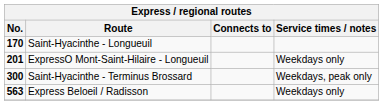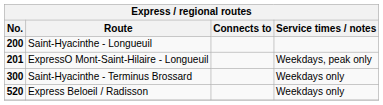(15, 44) 170 -> (15, 44) 200
(310, 60) Weekdays only -> (324, 60) Weekdays, peak only
(324, 76) Weekdays, peak only -> (310, 76) Weekdays only
(15, 92) 563 -> (15, 92) 520
